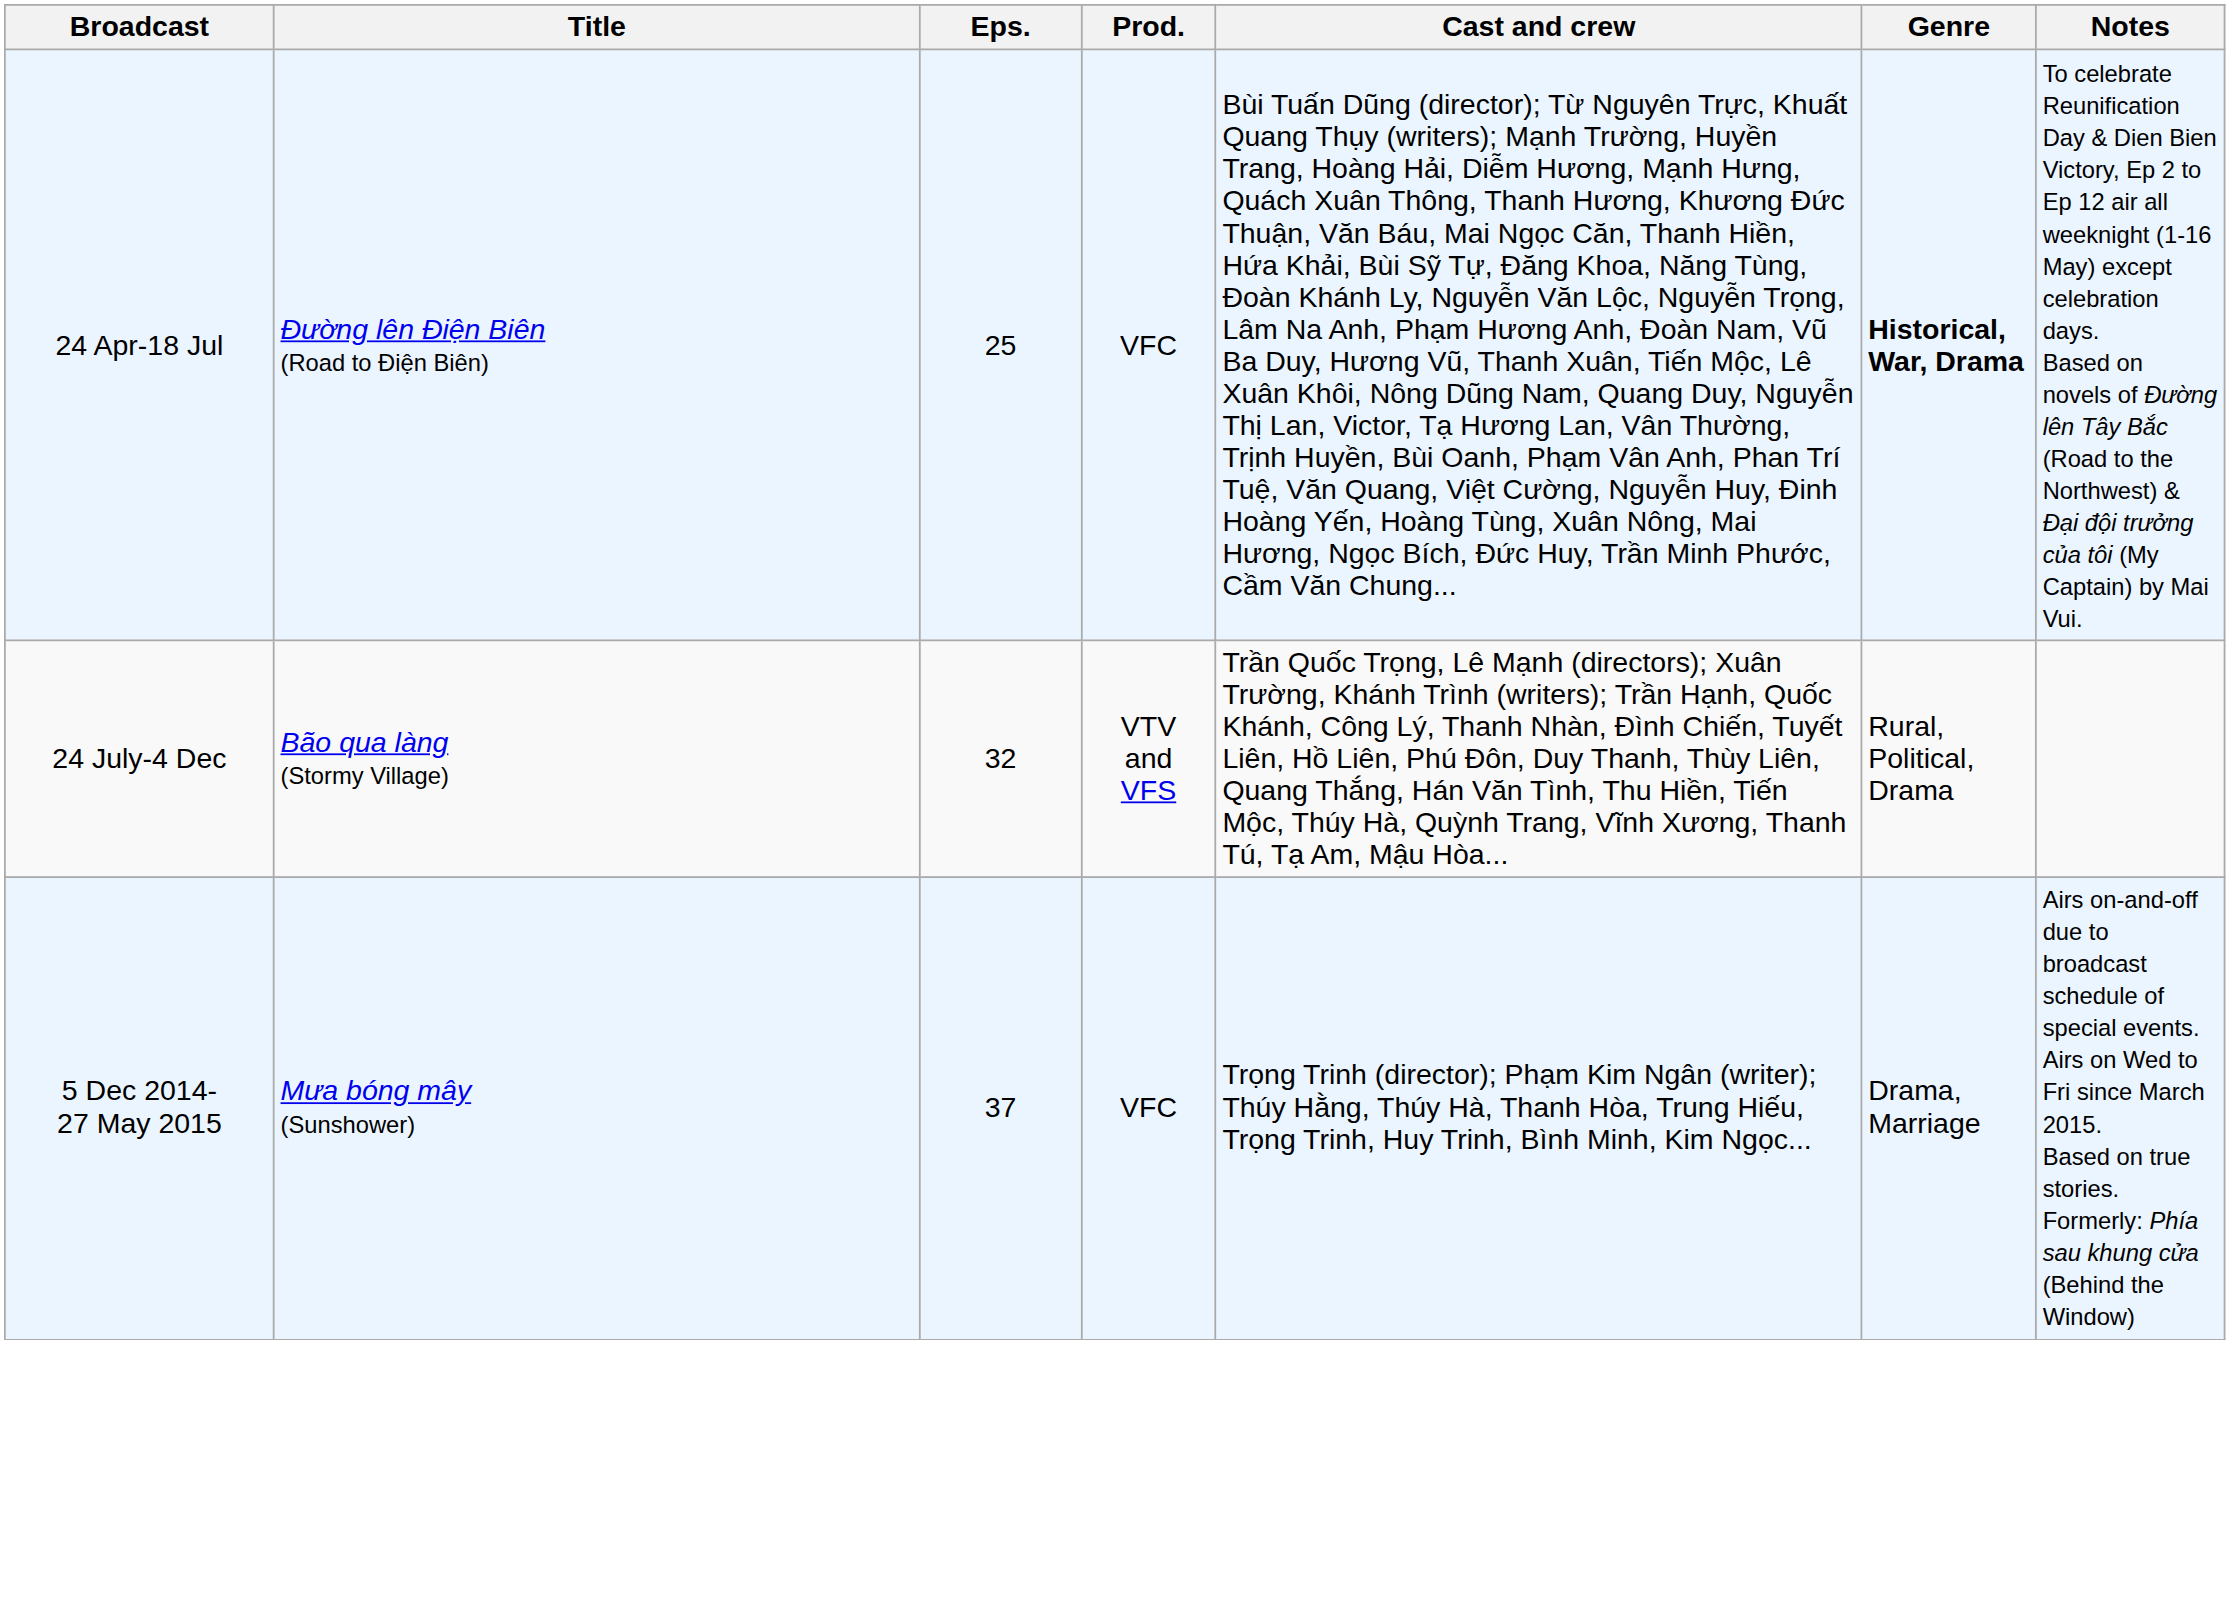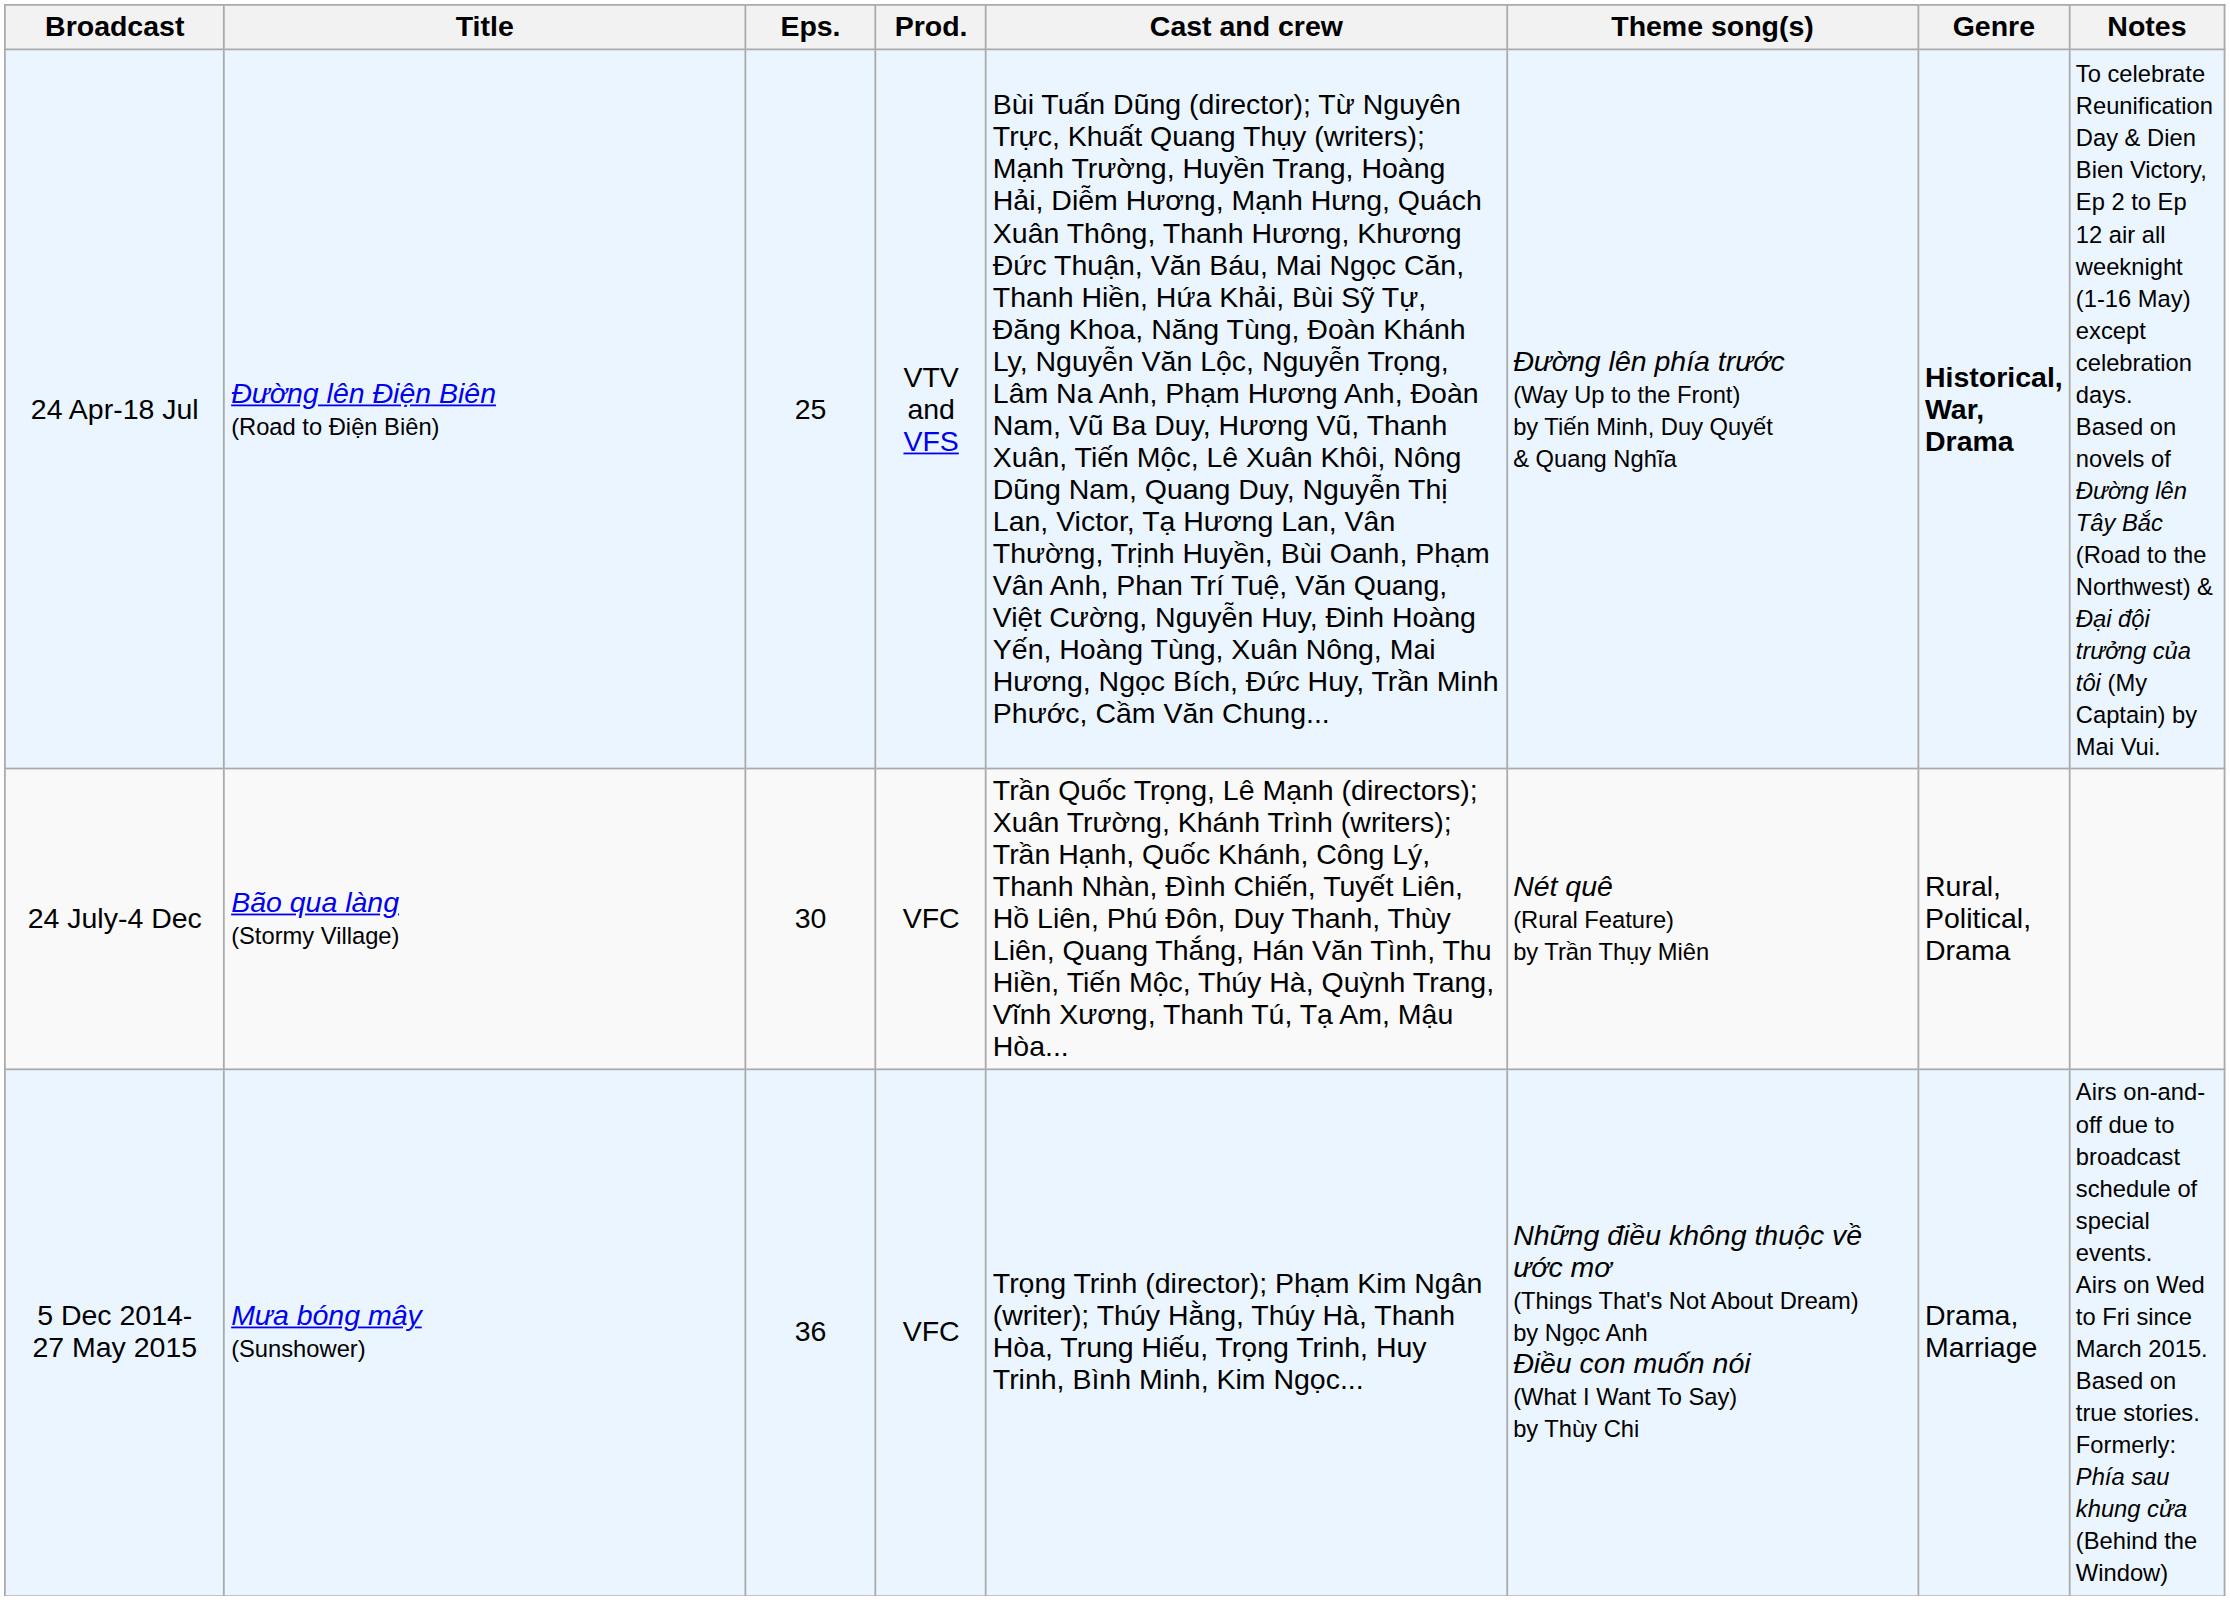+ column: (1713, 27)
(1149, 344) VFC -> (931, 408) VTV and VFS
(1001, 758) 32 -> (810, 918) 30
(1149, 758) VTV and VFS -> (931, 918) VFC
(1001, 1107) 37 -> (810, 1332) 36
